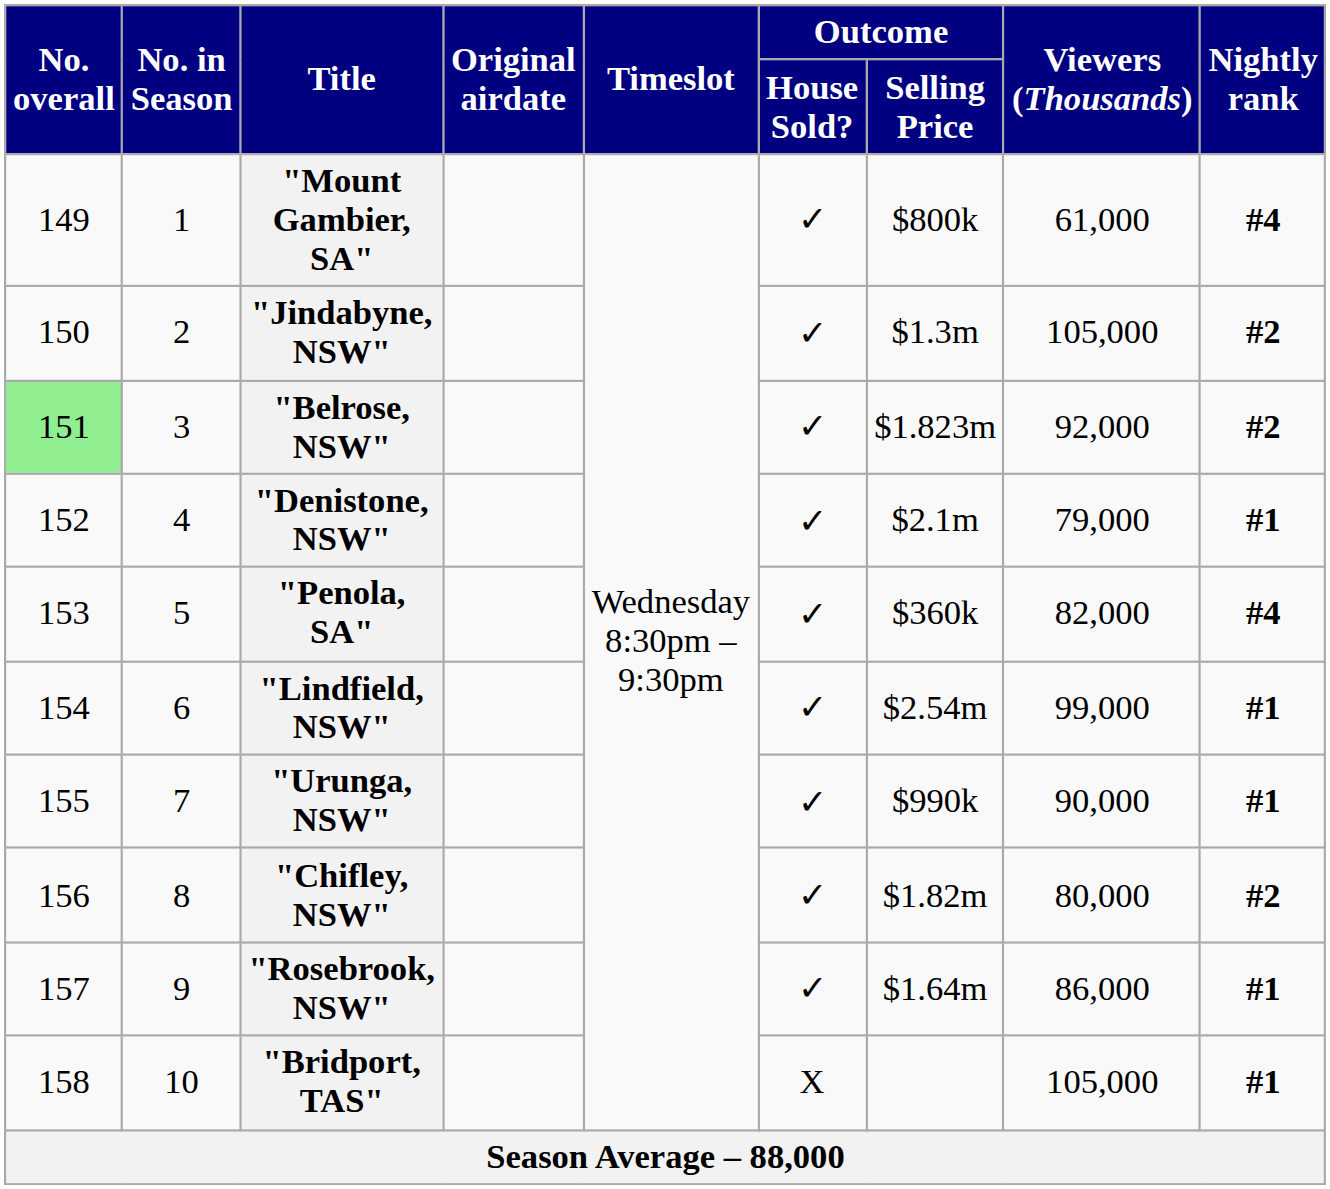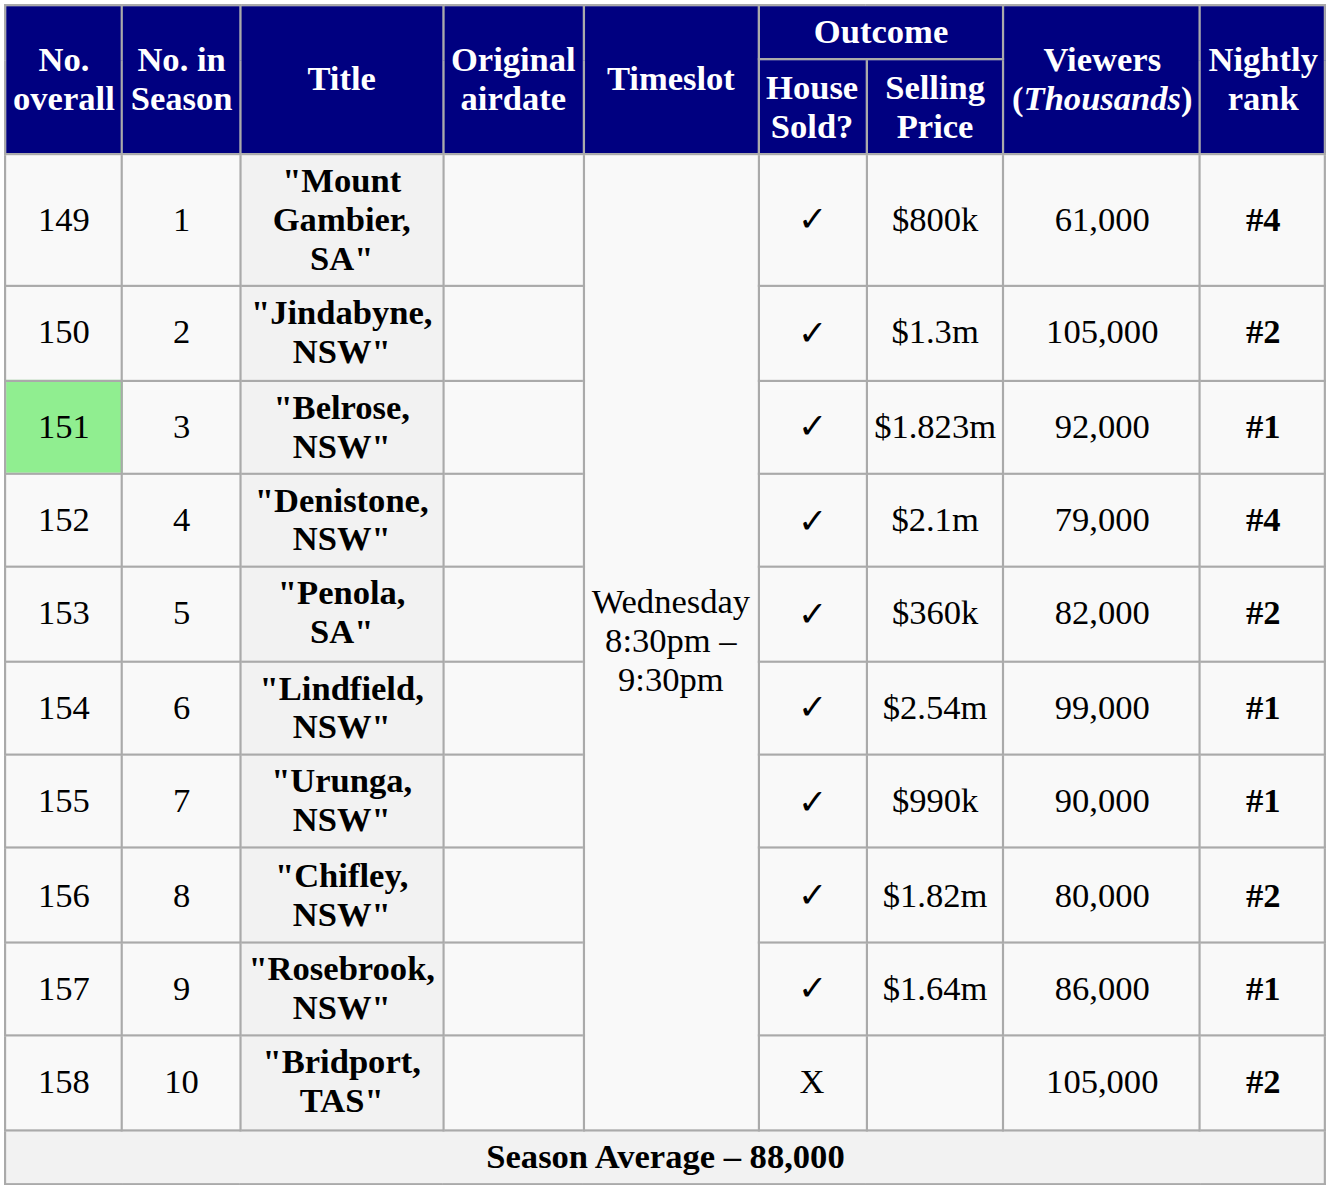(1263, 426) #2 -> (1263, 426) #1
(1263, 519) #1 -> (1263, 519) #4
(1263, 613) #4 -> (1263, 613) #2
(1263, 1081) #1 -> (1263, 1081) #2
